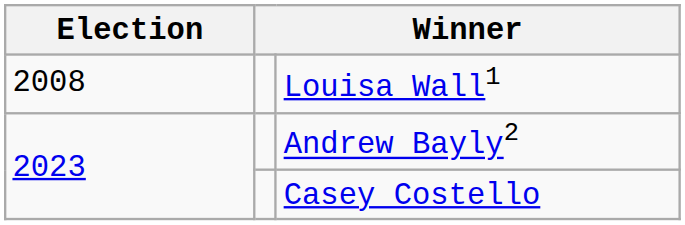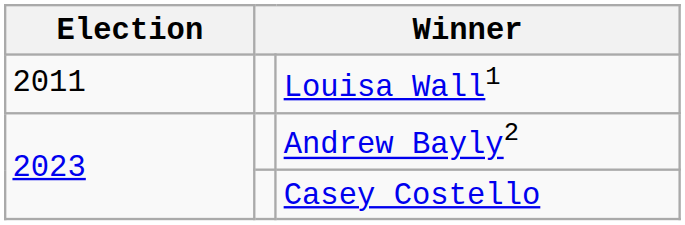(49, 84) 2008 -> (49, 84) 2011
